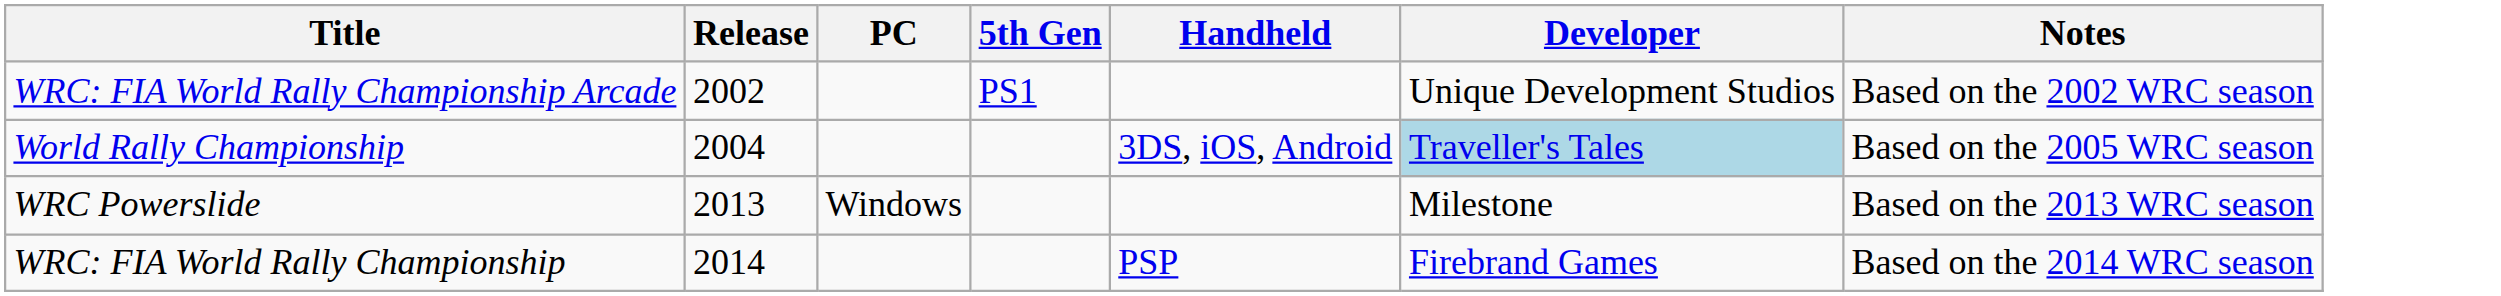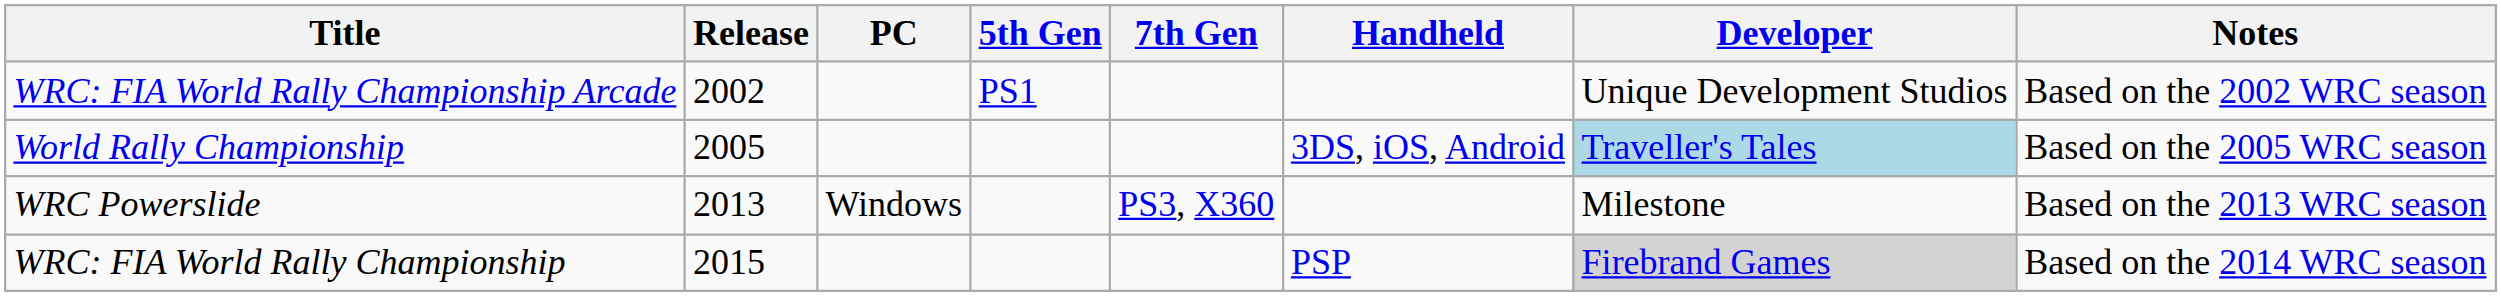+ column: (1196, 33)
(729, 147) 2004 -> (729, 147) 2005
(729, 261) 2014 -> (729, 261) 2015
(1533, 261) no background -> (1706, 261) lightgrey background
